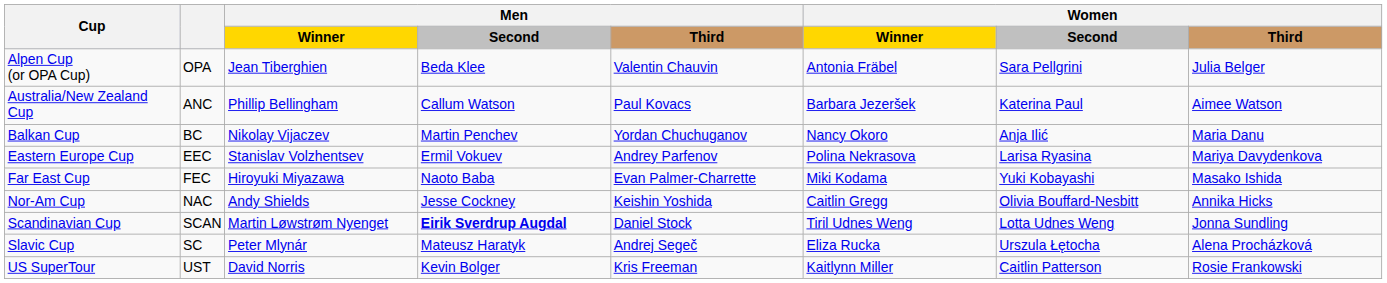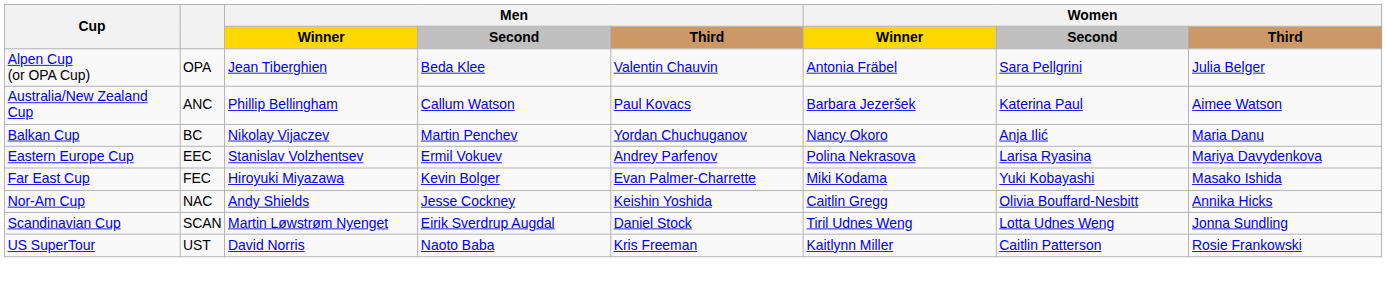(458, 179) Naoto Baba -> (460, 179) Kevin Bolger
(494, 223) bold -> (488, 223) normal
- row: (41, 245)
(460, 267) Kevin Bolger -> (458, 245) Naoto Baba
